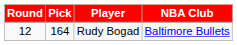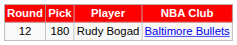(60, 31) 164 -> (60, 31) 180
